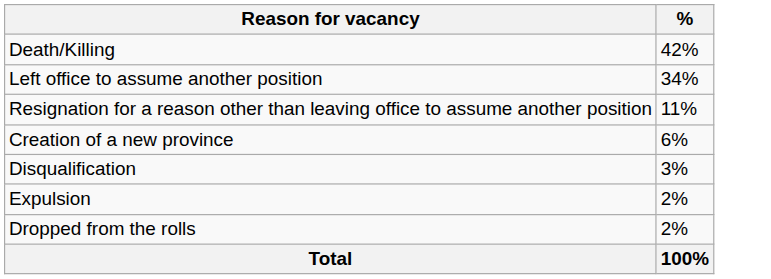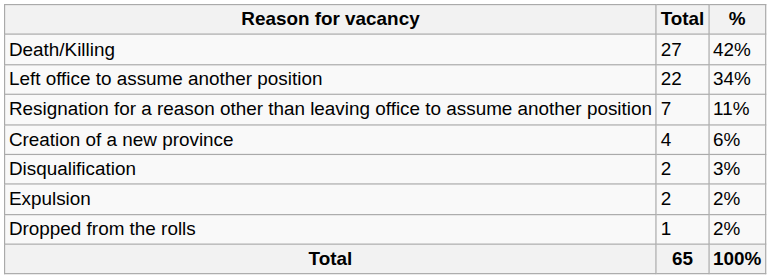+ column: (683, 19)
